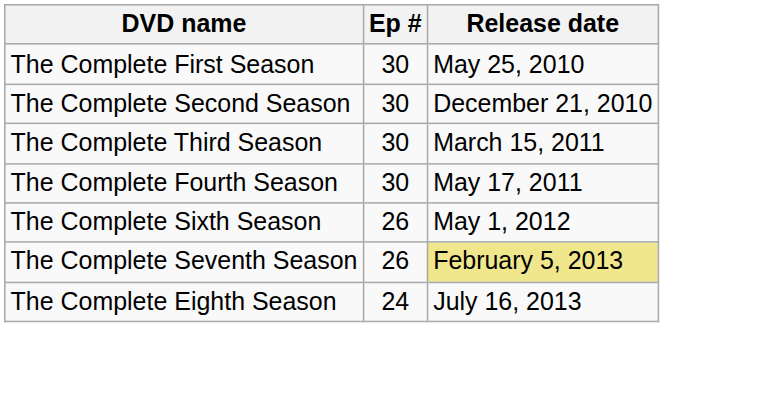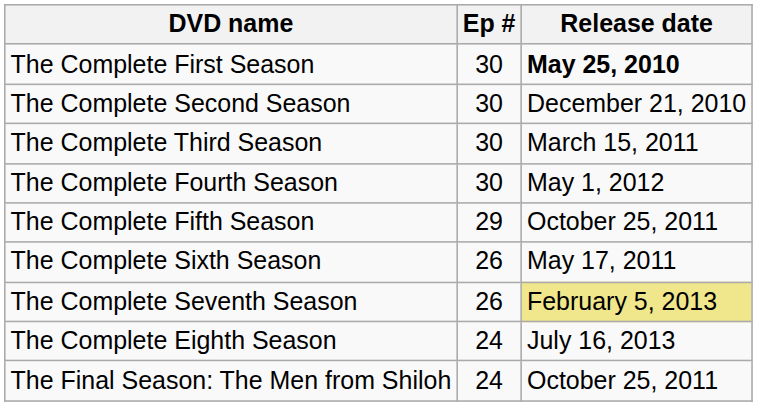(509, 63) normal -> (603, 63) bold
(508, 182) May 17, 2011 -> (596, 182) May 1, 2012
+ row: (162, 222)
(502, 222) May 1, 2012 -> (602, 261) May 17, 2011
+ row: (231, 380)
